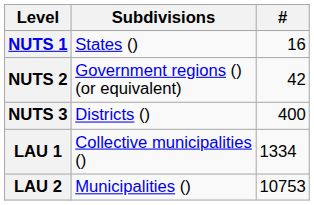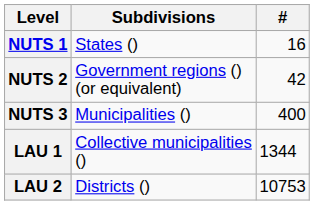(113, 115) Districts () -> (133, 115) Municipalities ()
(278, 151) 1334 -> (278, 151) 1344
(133, 187) Municipalities () -> (113, 187) Districts ()
